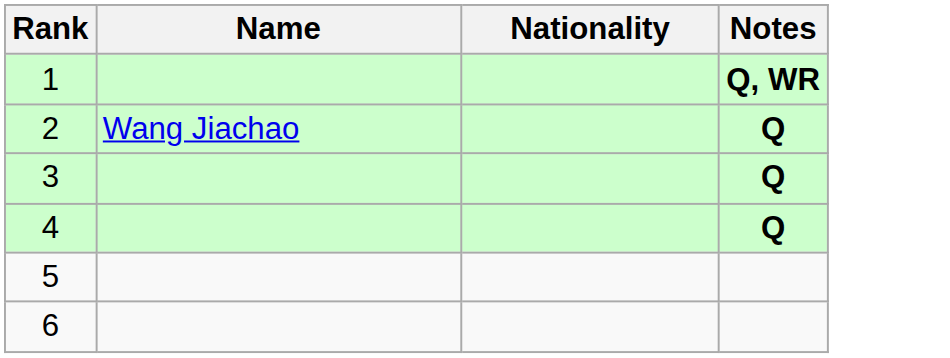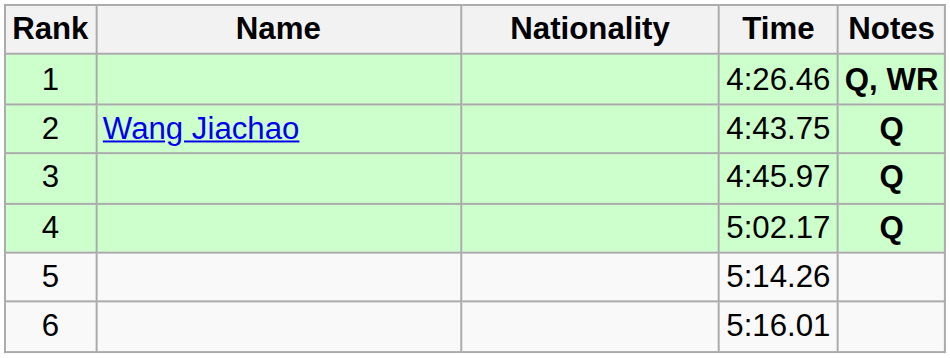+ column: (778, 29)
